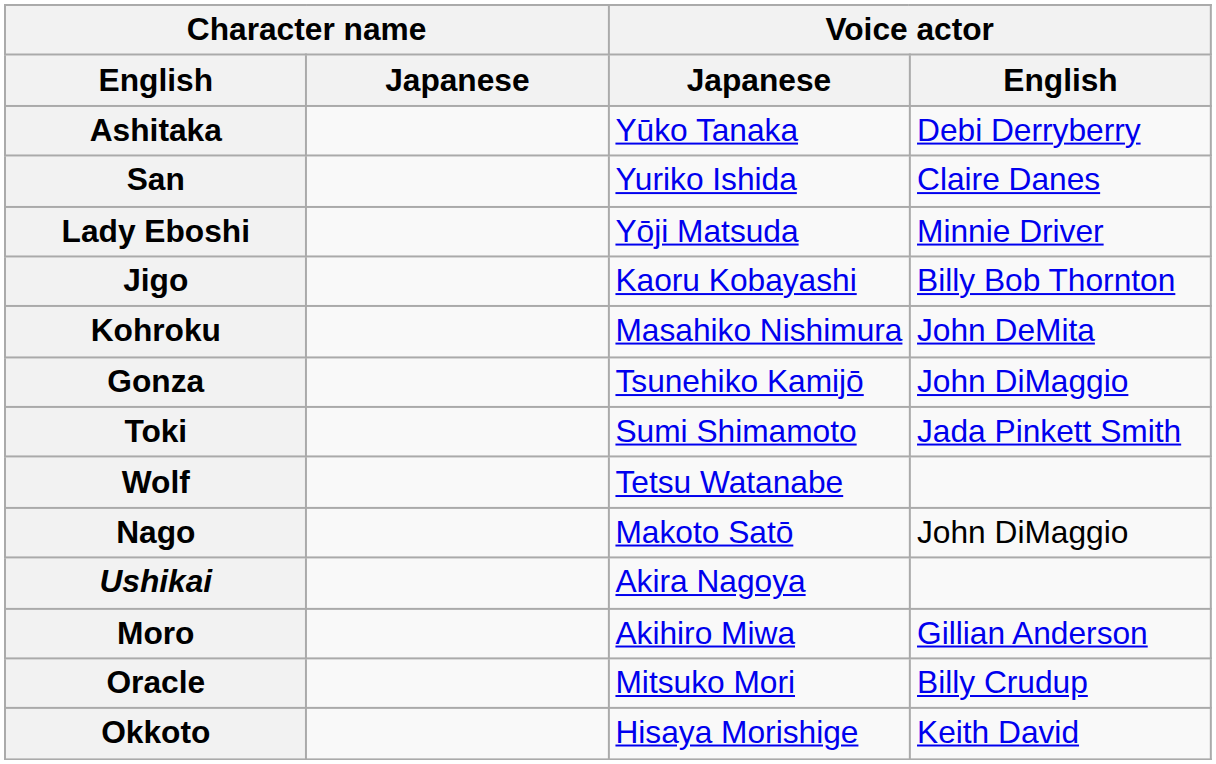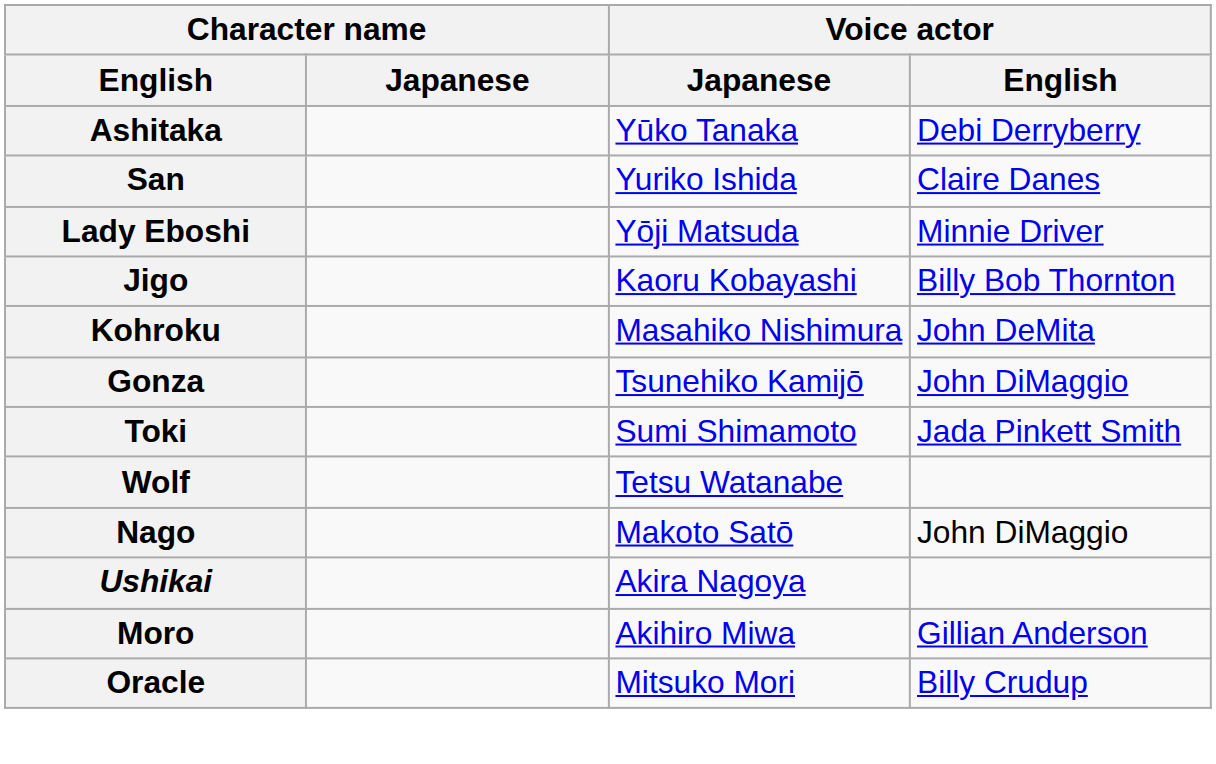- row: (156, 733)
